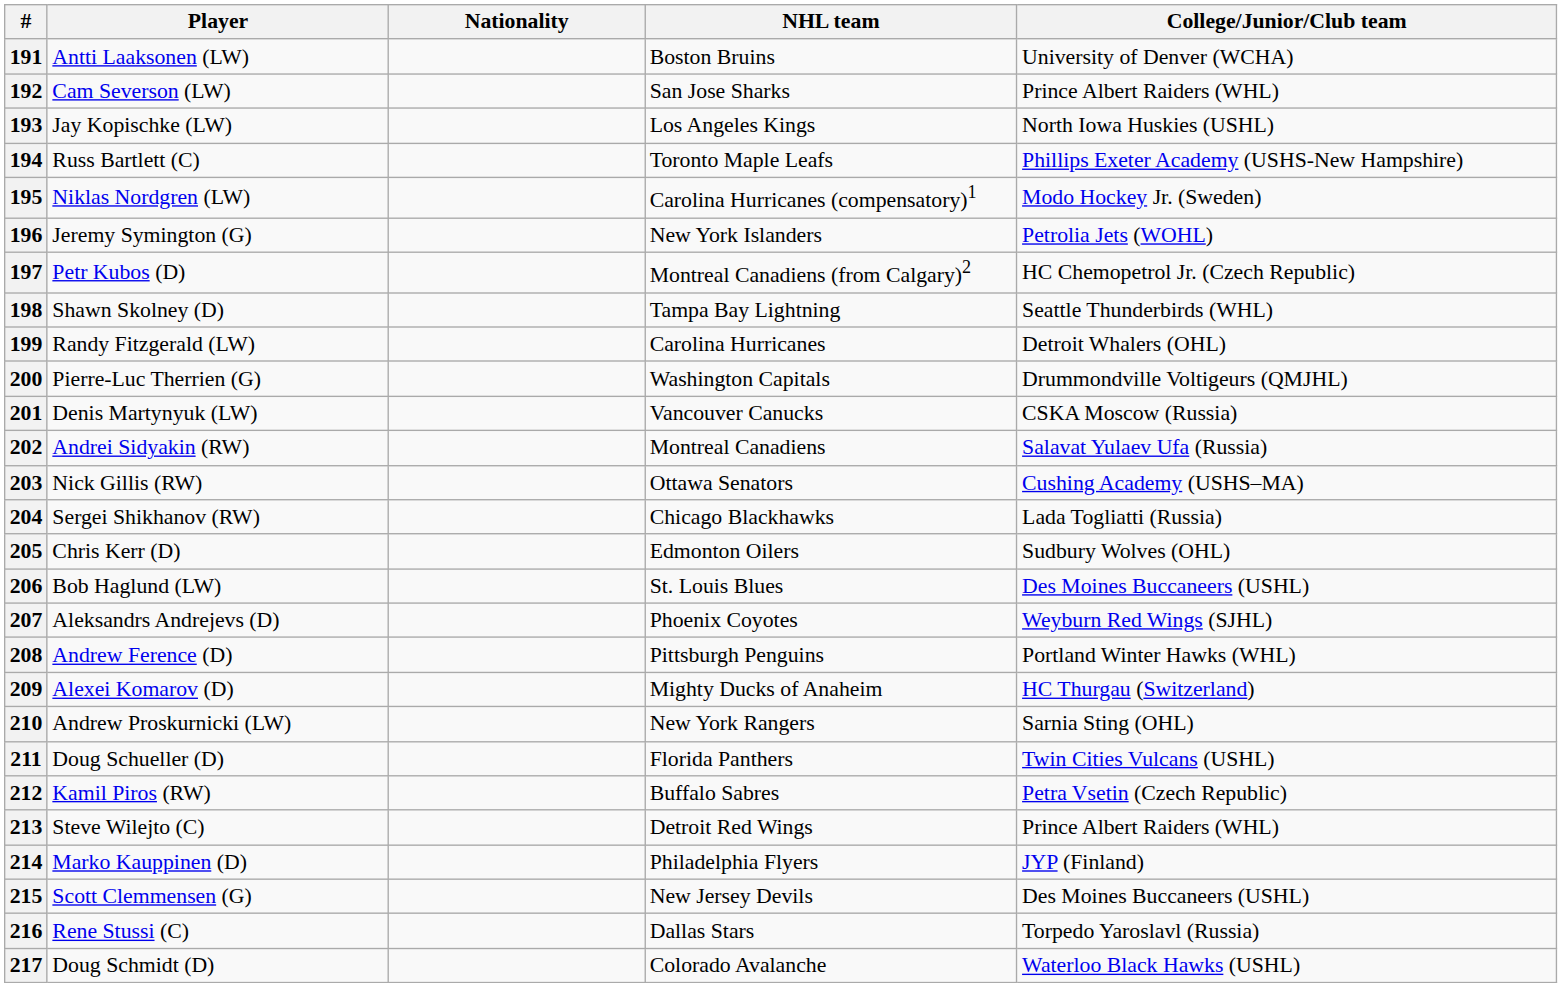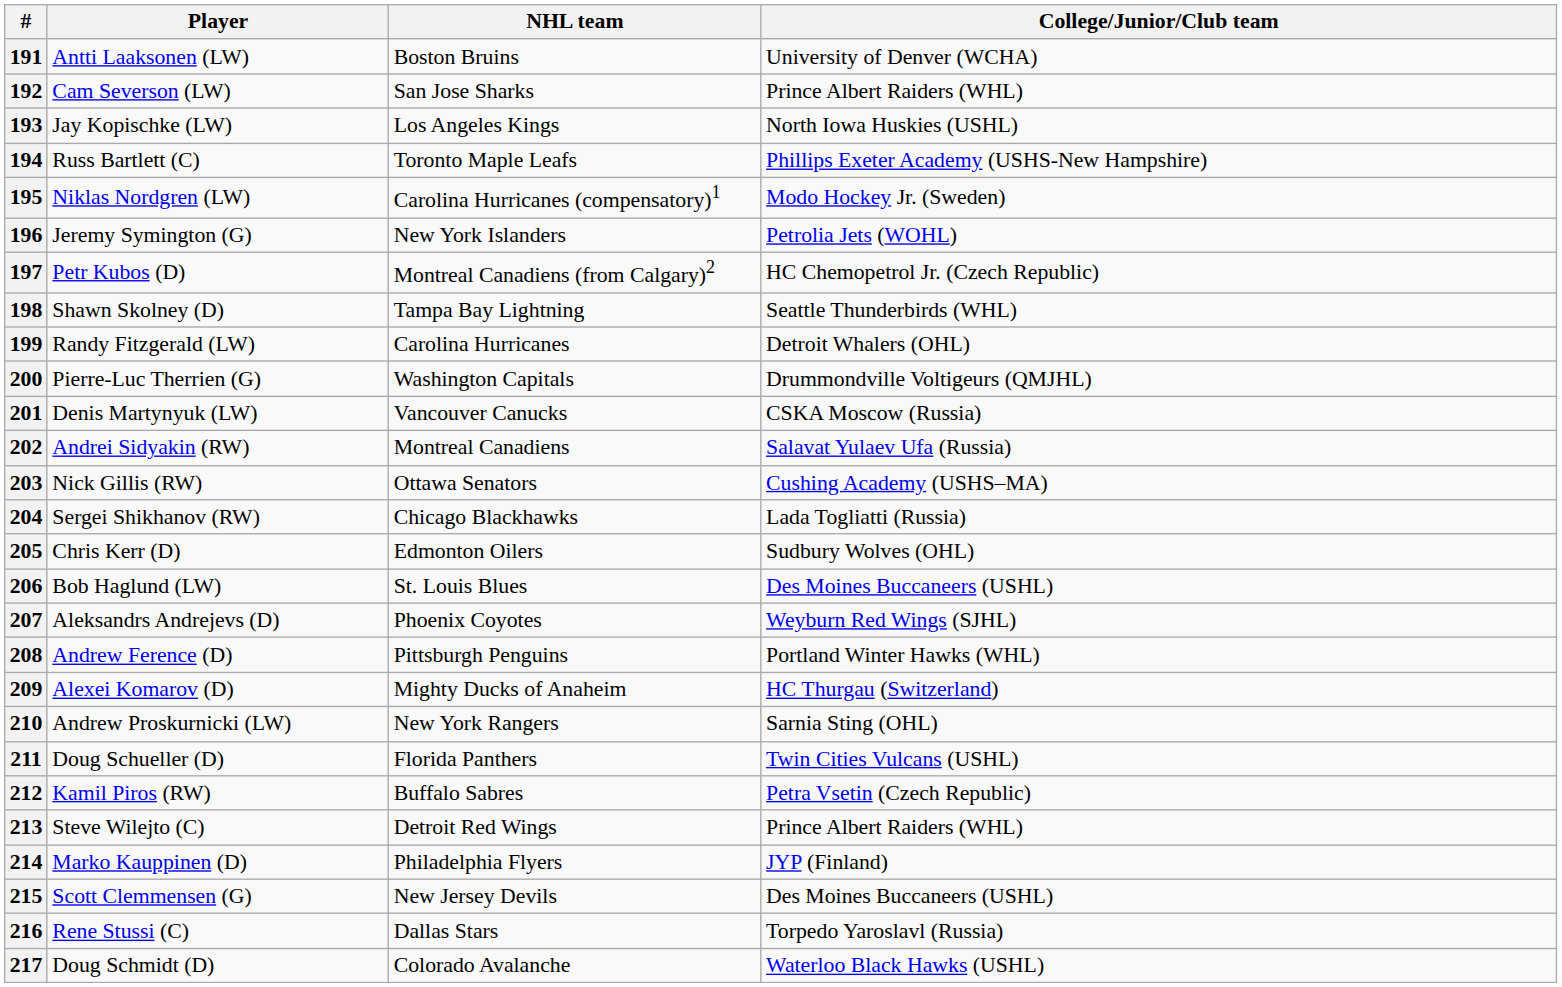- column: (517, 21)
